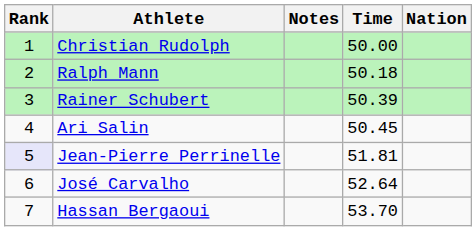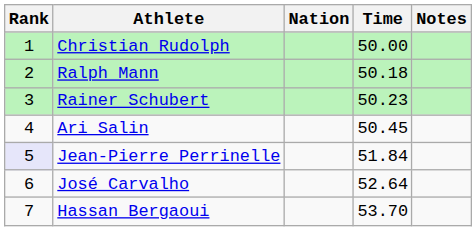columns swapped: (436, 18) <-> (314, 18)
(373, 101) 50.39 -> (383, 101) 50.23
(373, 156) 51.81 -> (383, 156) 51.84
